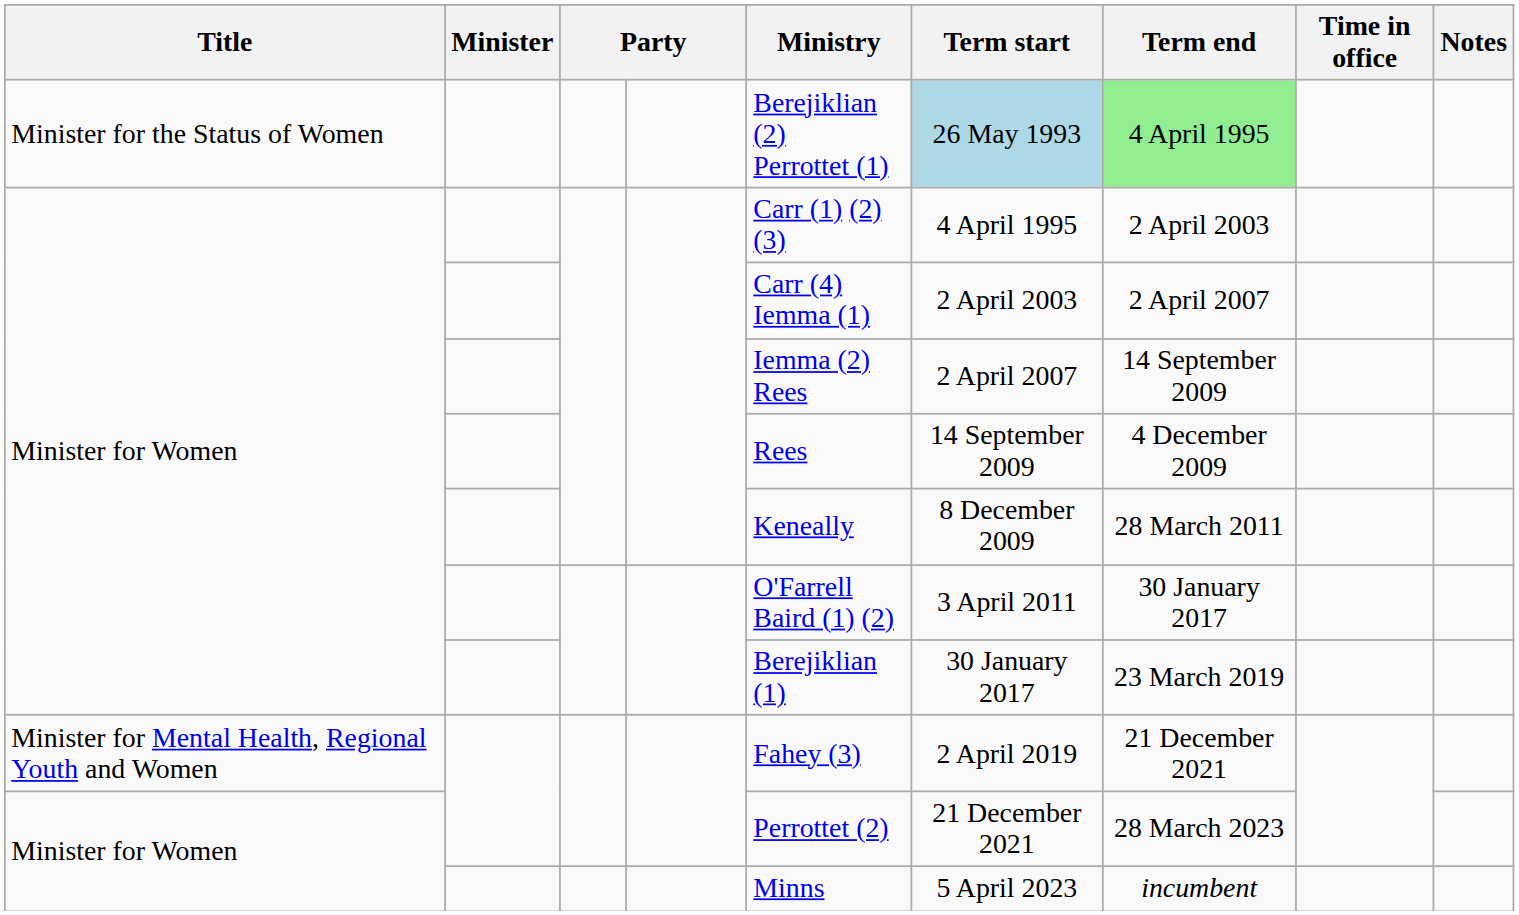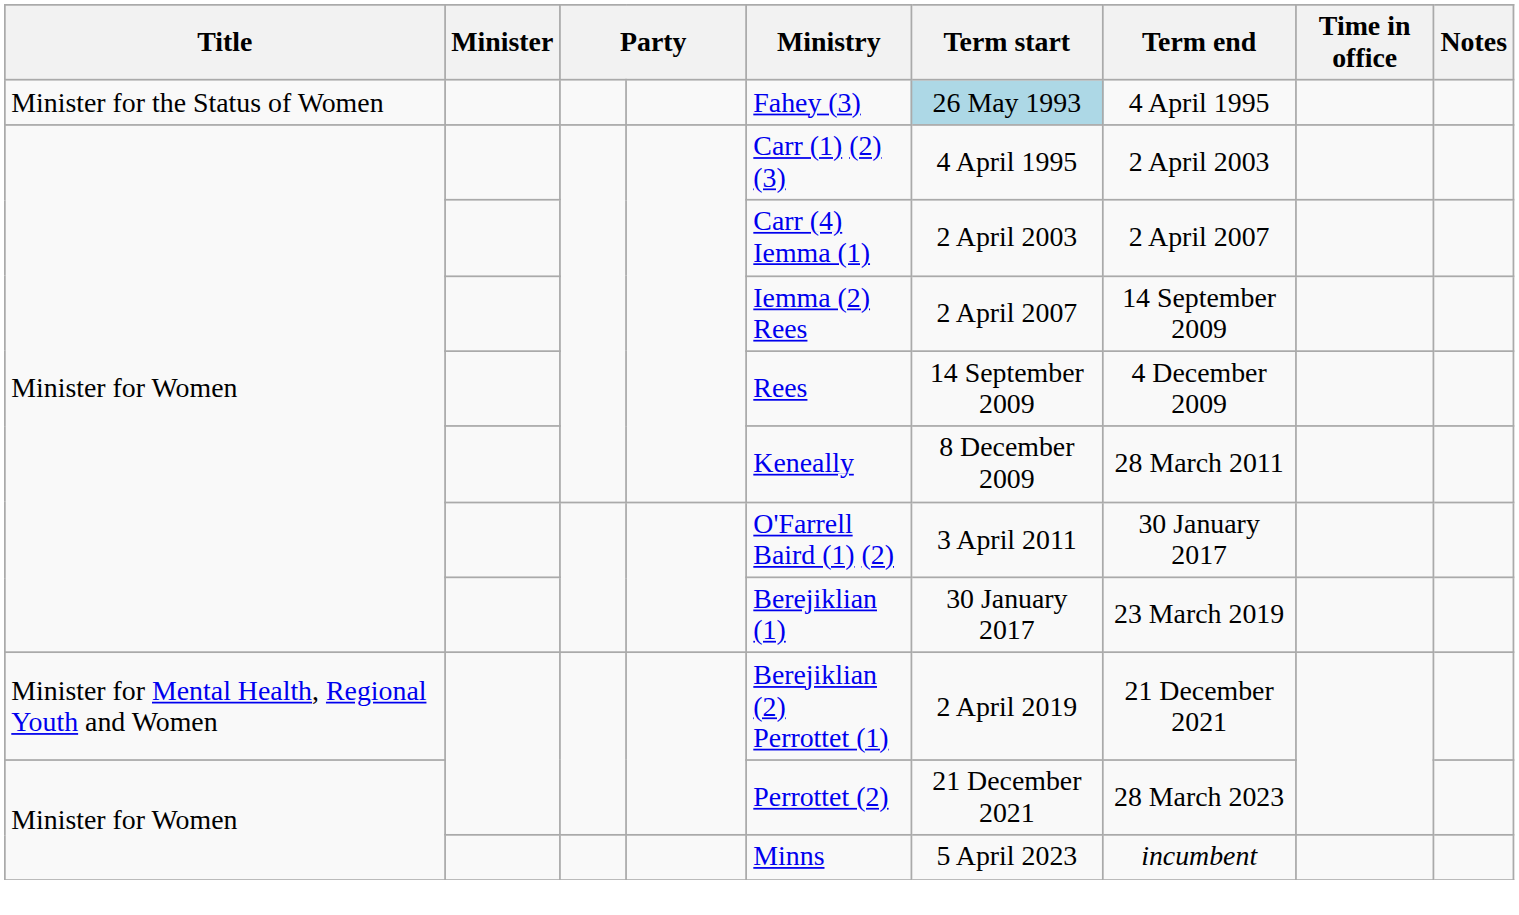(821, 133) Berejiklian (2) Perrottet (1) -> (807, 102) Fahey (3)
(1199, 133) lightgreen background -> (1199, 102) no background
(807, 752) Fahey (3) -> (821, 705) Berejiklian (2) Perrottet (1)
